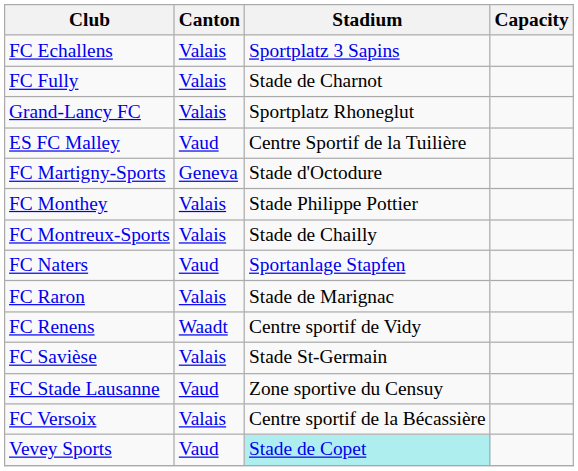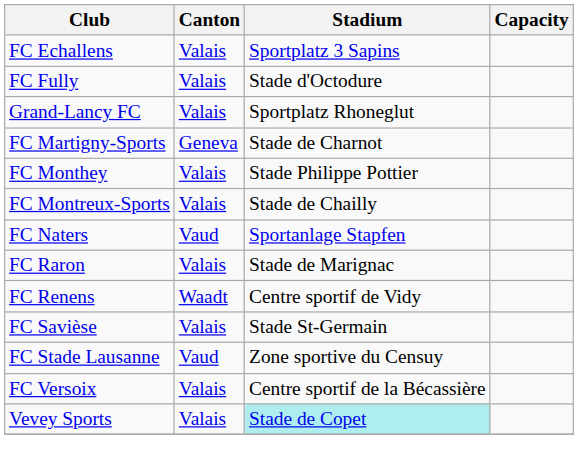(316, 81) Stade de Charnot -> (316, 81) Stade d'Octodure
- row: (64, 142)
(316, 173) Stade d'Octodure -> (316, 142) Stade de Charnot
(199, 449) Vaud -> (202, 419) Valais
